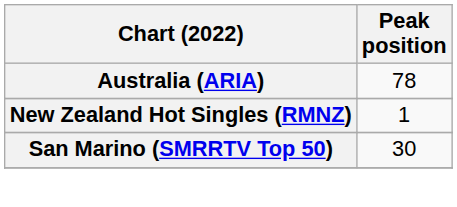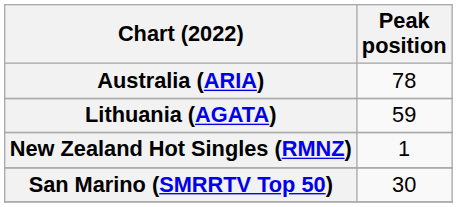+ row: (181, 115)
